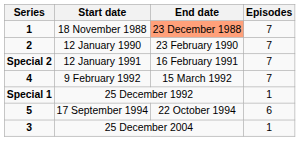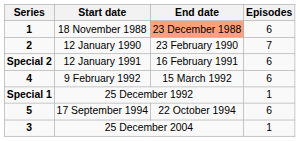(269, 29) 7 -> (269, 29) 6
(269, 62) 7 -> (269, 62) 6
(269, 78) 7 -> (269, 78) 6
